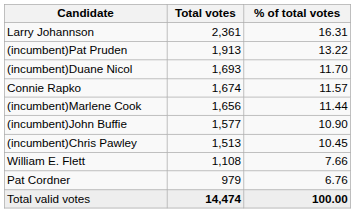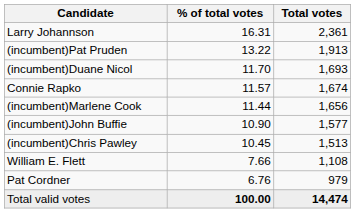columns swapped: (205, 13) <-> (297, 13)
